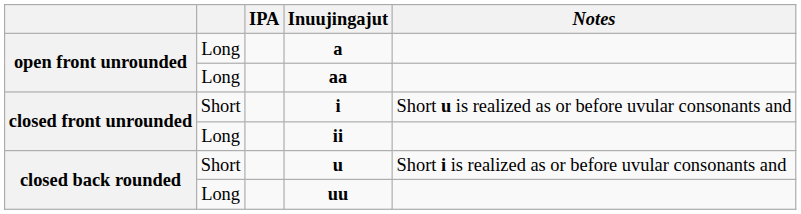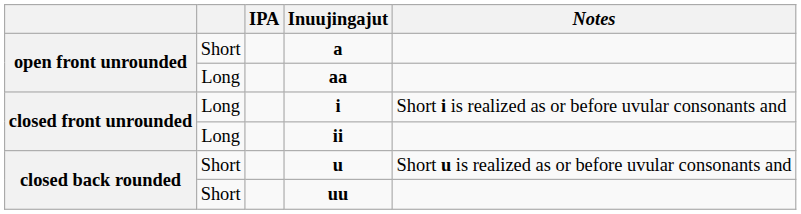(221, 48) Long -> (221, 48) Short
(221, 106) Short -> (221, 106) Long
(594, 106) Short u is realized as or before uvular consonants and -> (591, 106) Short i is realized as or before uvular consonants and
(591, 164) Short i is realized as or before uvular consonants and -> (594, 164) Short u is realized as or before uvular consonants and
(221, 194) Long -> (221, 194) Short
